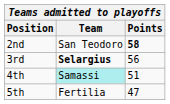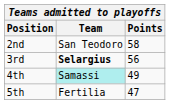(133, 44) bold -> (133, 44) normal
(133, 76) 51 -> (133, 76) 49
